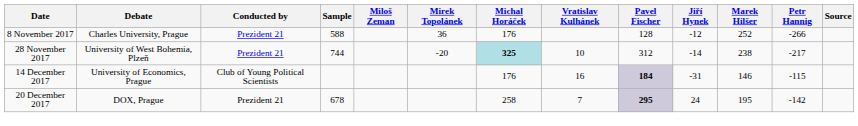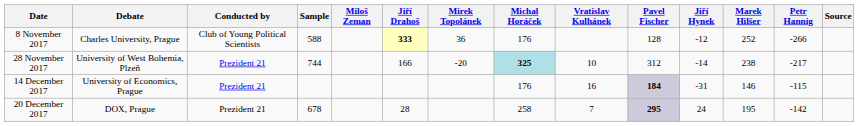+ column: (405, 15)
(260, 34) Prezident 21 -> (242, 39) Club of Young Political Scientists
(260, 76) Club of Young Political Scientists -> (242, 86) Prezident 21
